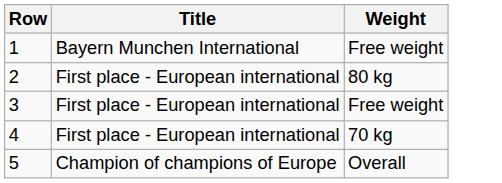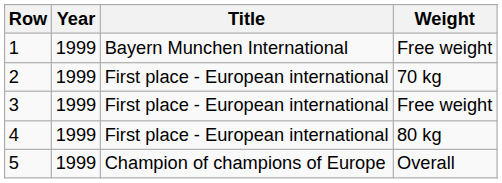+ column: (76, 18)
(370, 76) 80 kg -> (419, 76) 70 kg
(370, 134) 70 kg -> (419, 134) 80 kg
